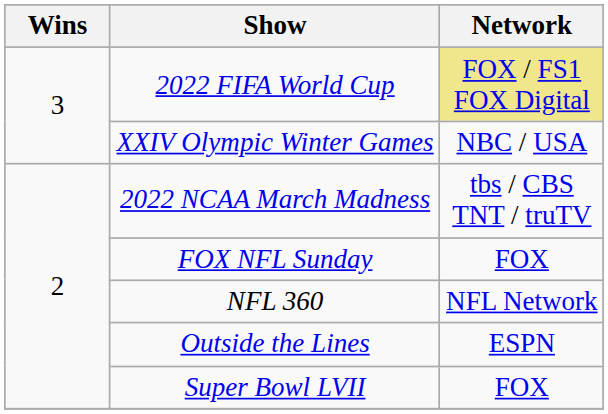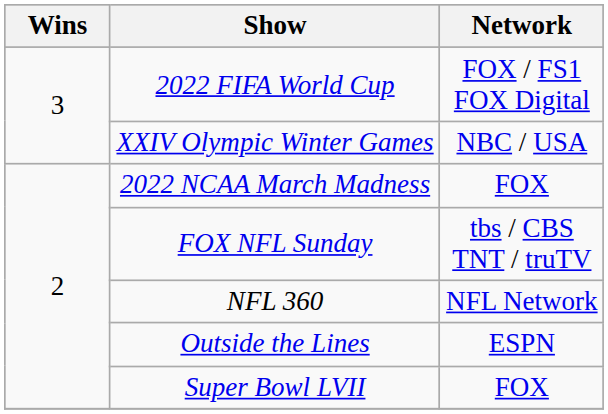(522, 84) khaki background -> (522, 84) no background
(522, 200) tbs / CBS TNT / truTV -> (522, 185) FOX
(522, 258) FOX -> (522, 243) tbs / CBS TNT / truTV
